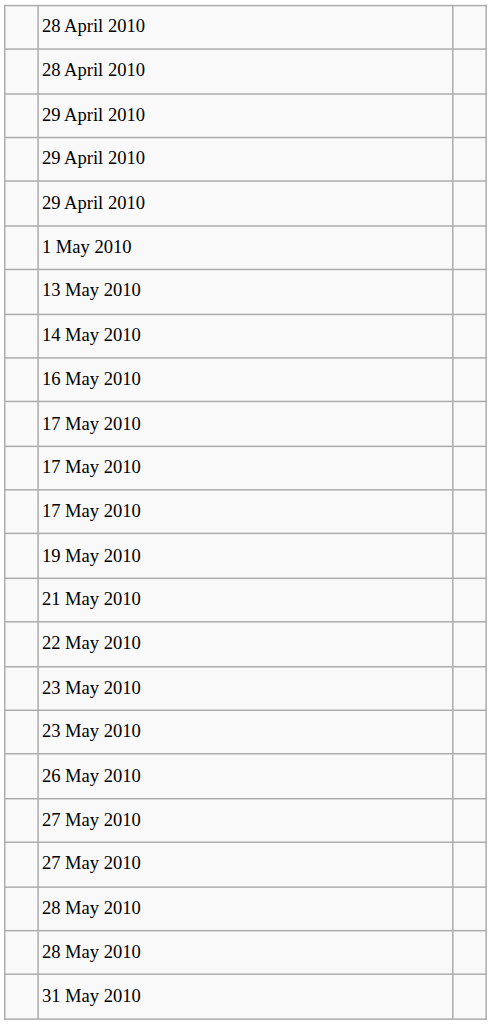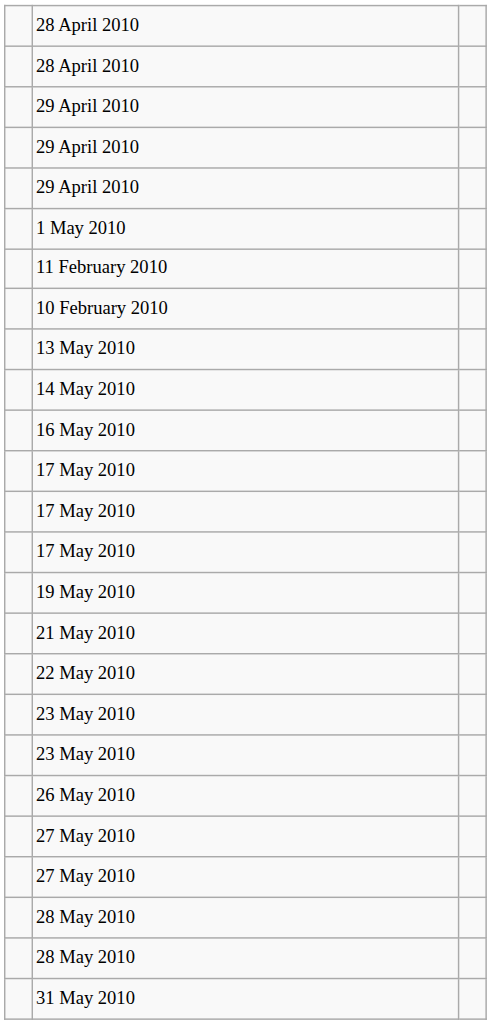+ row: (18, 269)
+ row: (18, 309)
